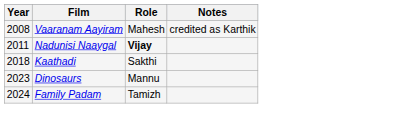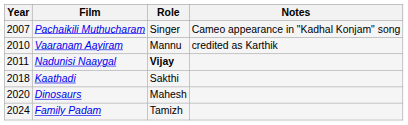+ row: (90, 29)
(18, 29) 2008 -> (18, 45) 2010
(146, 29) Mahesh -> (166, 45) Mannu
(18, 78) 2023 -> (18, 95) 2020
(144, 78) Mannu -> (168, 95) Mahesh
